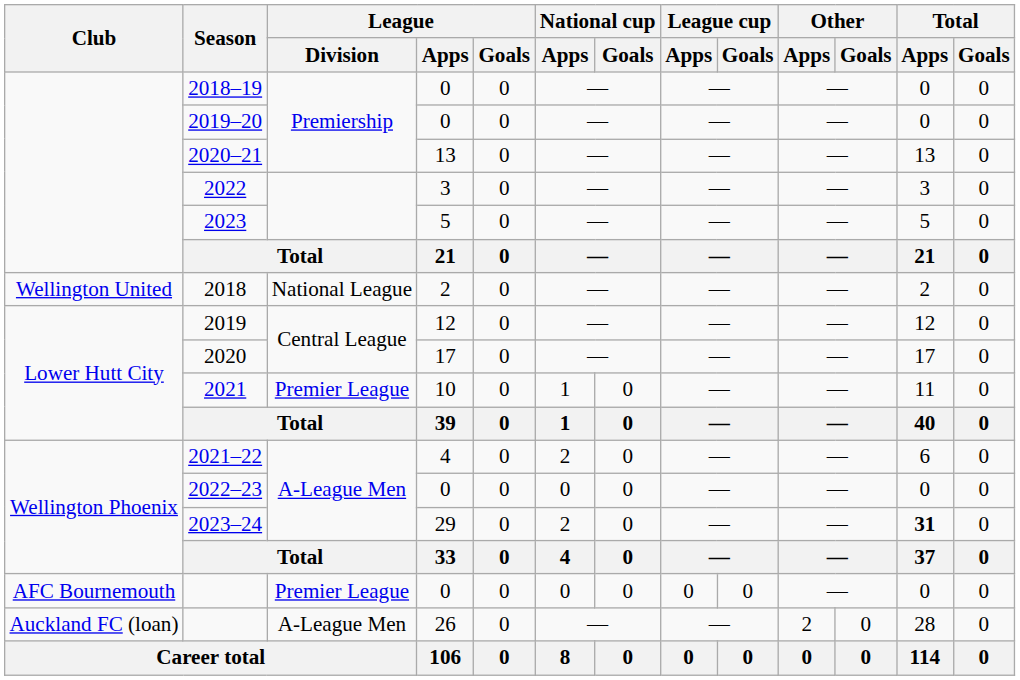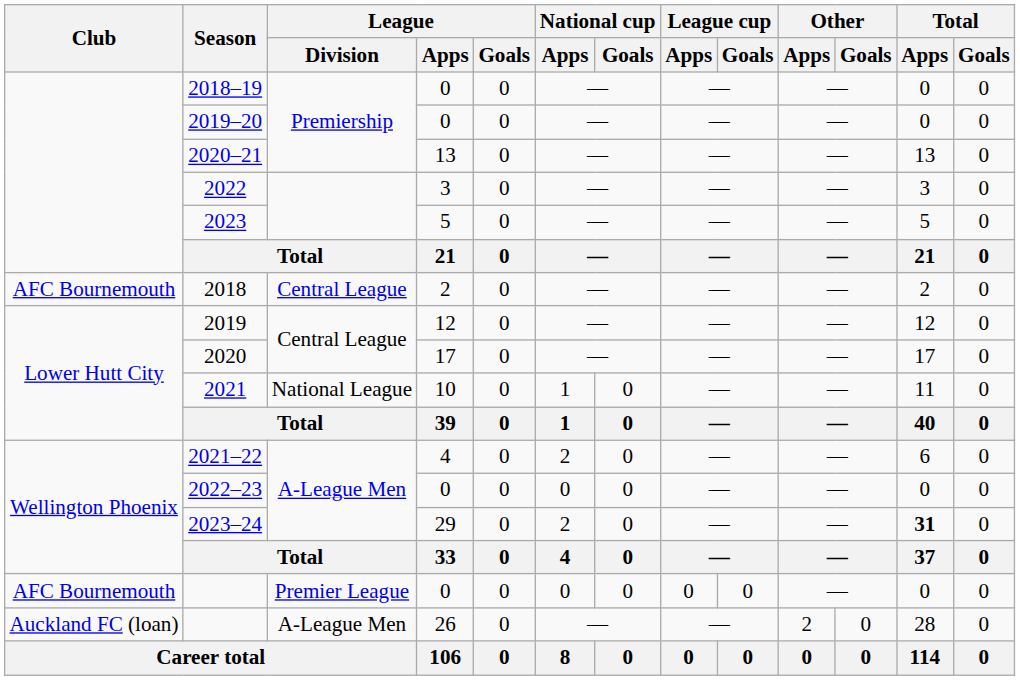(94, 289) Wellington United -> (94, 289) AFC Bournemouth
(342, 289) National League -> (342, 289) Central League
(342, 389) Premier League -> (342, 389) National League
